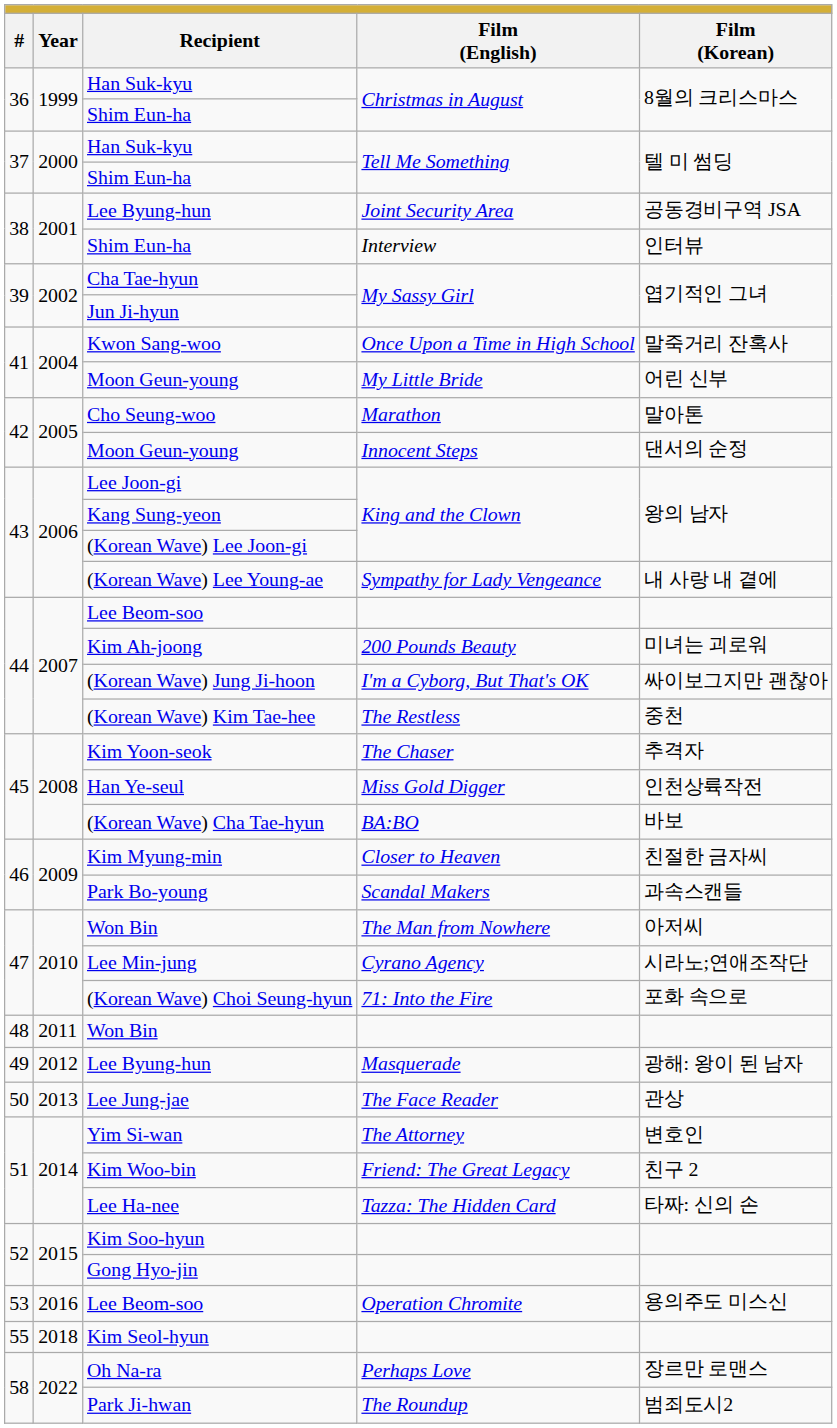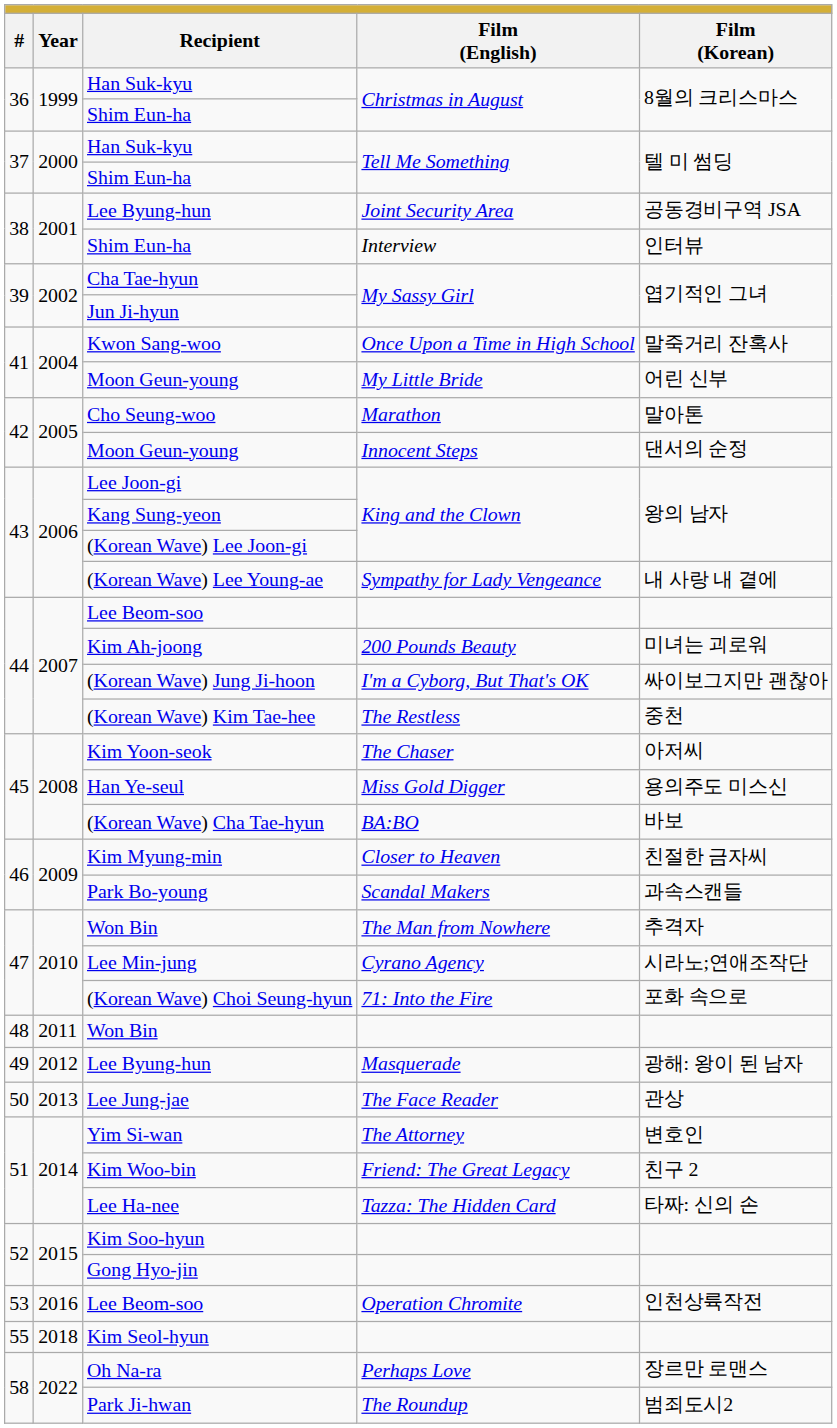(674, 750) 추격자 -> (674, 750) 아저씨
(703, 786) 인천상륙작전 -> (716, 786) 용의주도 미스신
(674, 926) 아저씨 -> (674, 926) 추격자
(716, 1302) 용의주도 미스신 -> (703, 1302) 인천상륙작전
